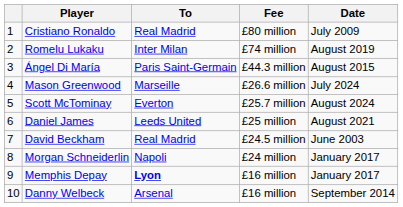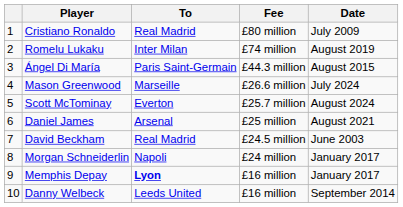(168, 121) Leeds United -> (154, 121) Arsenal
(154, 193) Arsenal -> (168, 193) Leeds United
